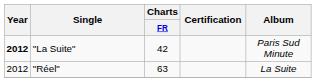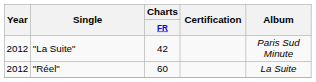(17, 48) bold -> (17, 48) normal
(163, 69) 63 -> (163, 69) 60
